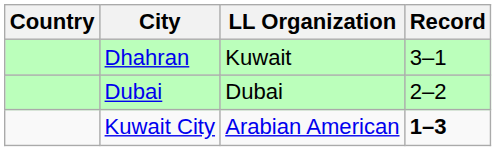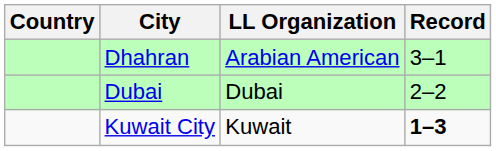(258, 57) Kuwait -> (312, 57) Arabian American
(312, 127) Arabian American -> (258, 127) Kuwait
